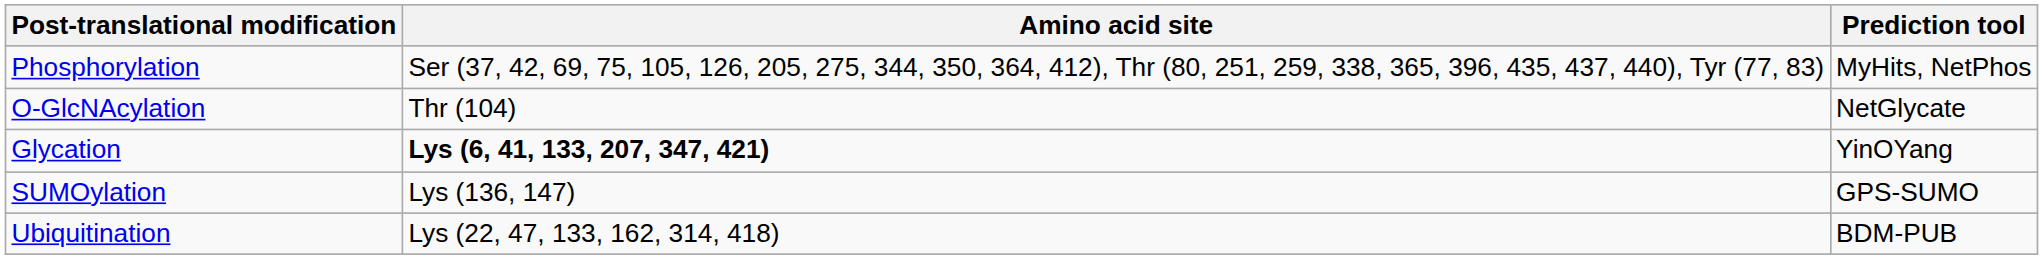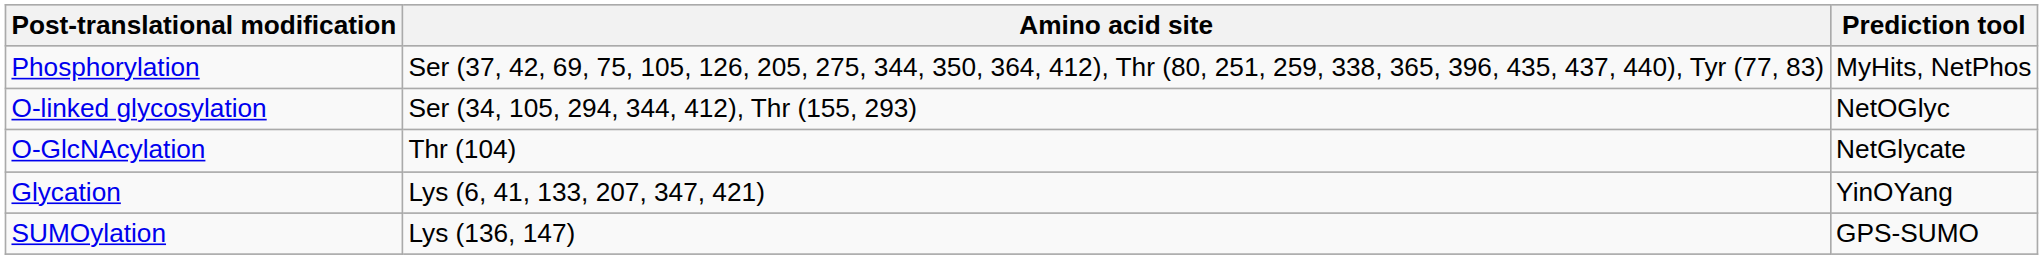+ row: (139, 108)
(589, 150) bold -> (587, 191) normal
- row: (91, 233)
